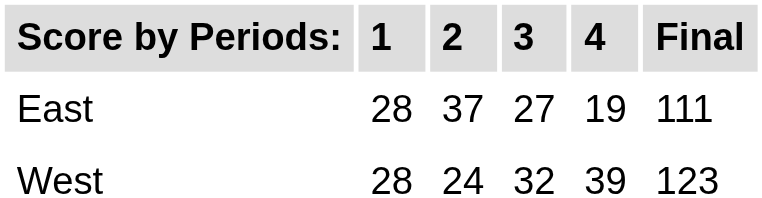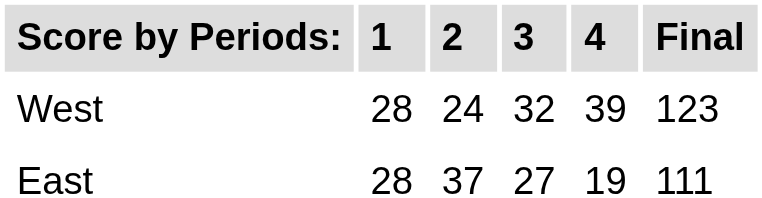rows swapped: (60, 180) <-> (55, 109)
